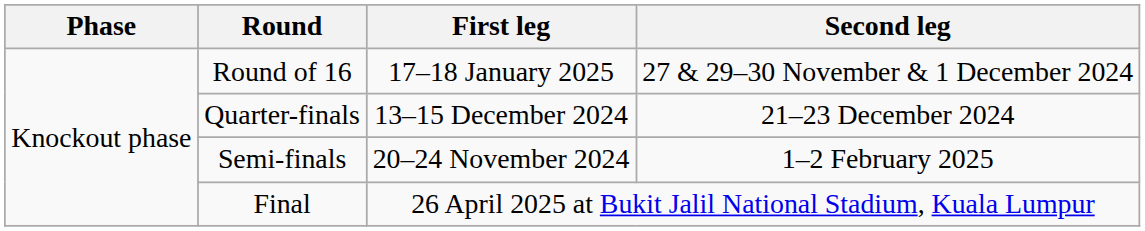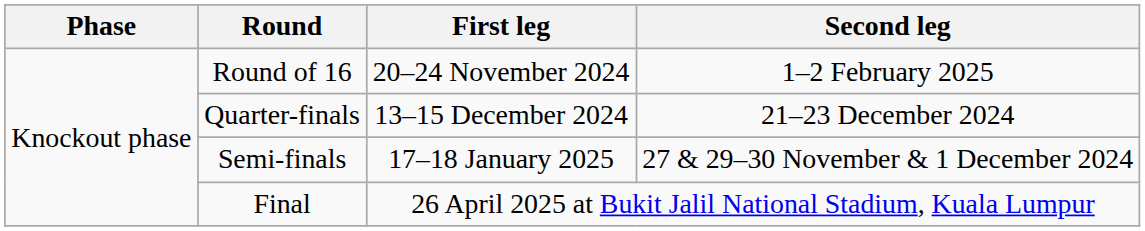(501, 70) 17–18 January 2025 -> (501, 70) 20–24 November 2024
(888, 70) 27 & 29–30 November & 1 December 2024 -> (888, 70) 1–2 February 2025
(501, 159) 20–24 November 2024 -> (501, 159) 17–18 January 2025
(888, 159) 1–2 February 2025 -> (888, 159) 27 & 29–30 November & 1 December 2024
